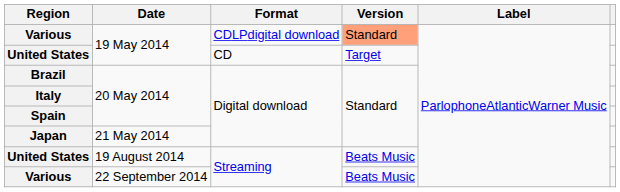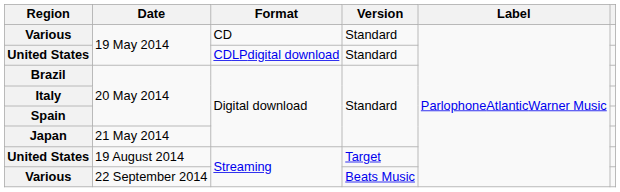(276, 34) CDLPdigital download -> (223, 34) CD
(371, 34) lightsalmon background -> (371, 34) no background
(223, 55) CD -> (276, 55) CDLPdigital download
(363, 55) Target -> (371, 55) Standard
(380, 156) Beats Music -> (363, 156) Target
